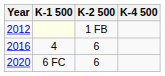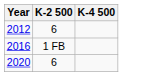- column: (54, 12)
(96, 29) 1 FB -> (54, 29) 6
(96, 46) 6 -> (54, 46) 1 FB
